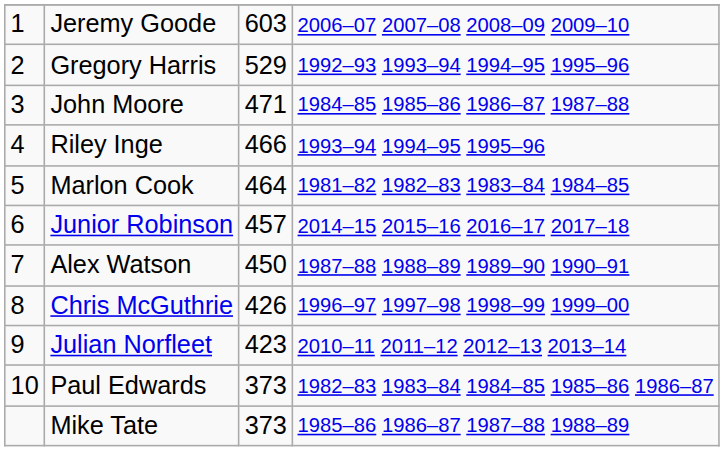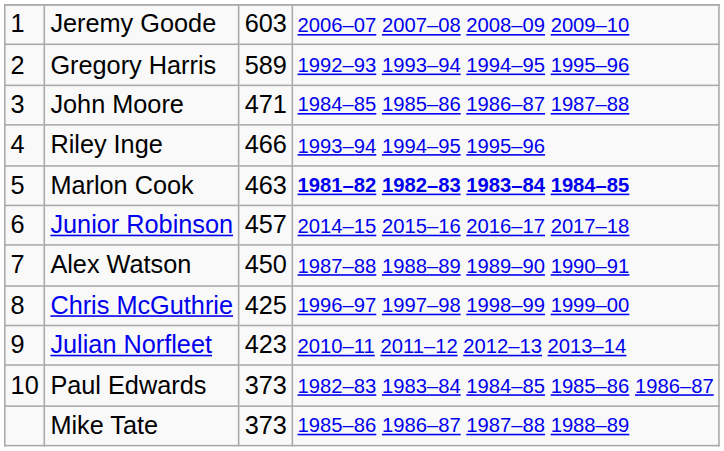(266, 64) 529 -> (266, 64) 589
(266, 184) 464 -> (266, 184) 463
(463, 185) normal -> (463, 185) bold
(266, 305) 426 -> (266, 305) 425
